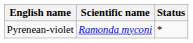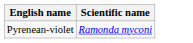- column: (171, 12)
